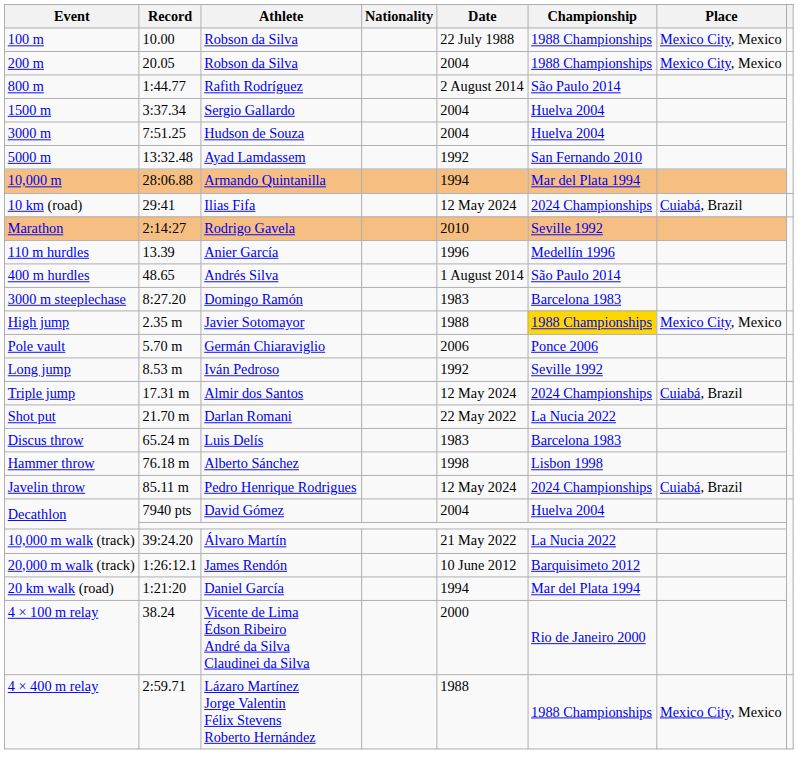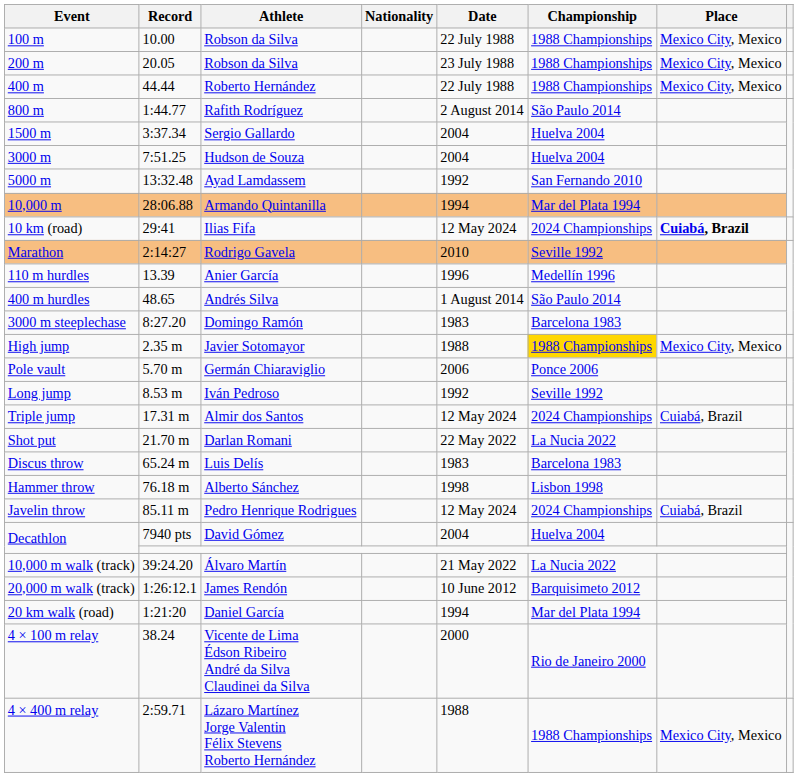(455, 63) 2004 -> (477, 63) 23 July 1988
+ row: (26, 87)
(701, 204) normal -> (704, 228) bold
